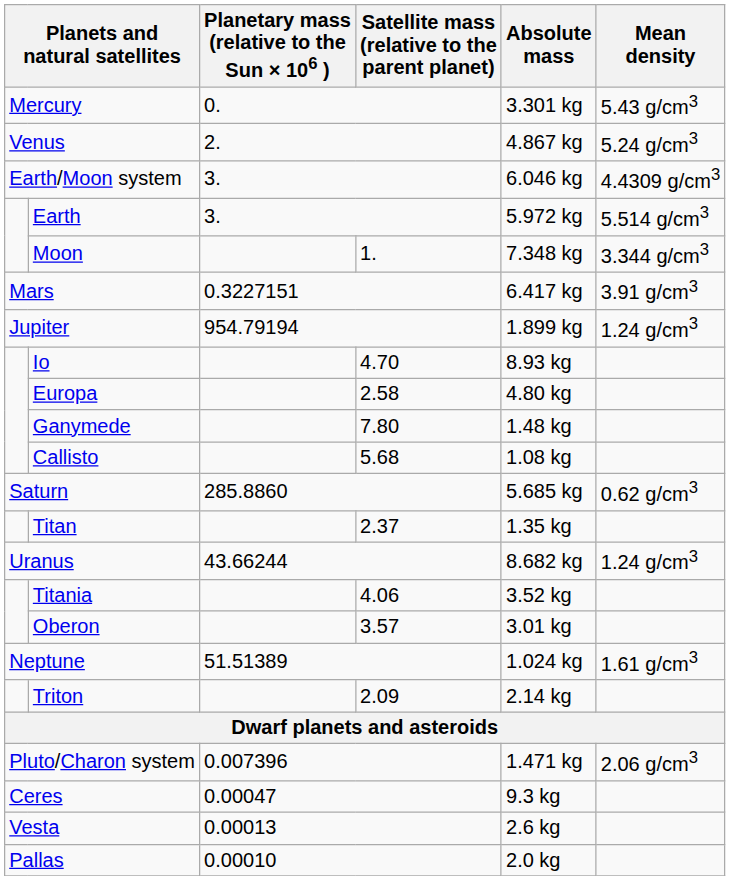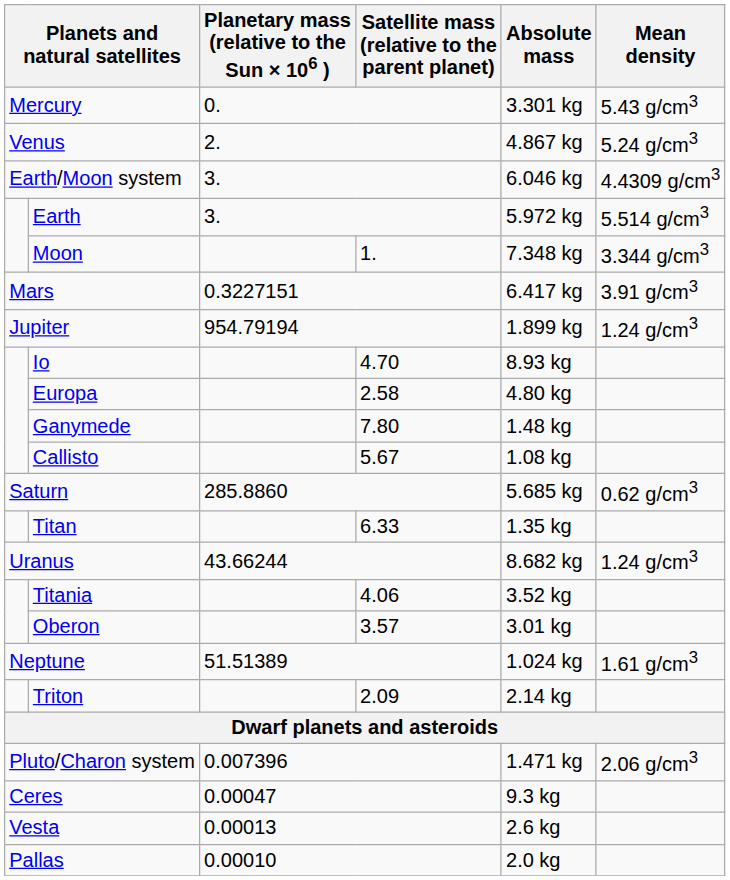(380, 457) 5.68 -> (380, 457) 5.67
(380, 526) 2.37 -> (380, 526) 6.33
